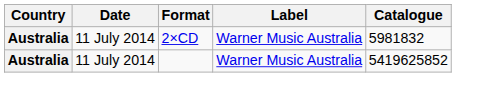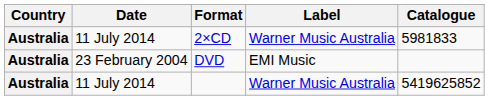(396, 38) 5981832 -> (429, 38) 5981833
+ row: (209, 60)
